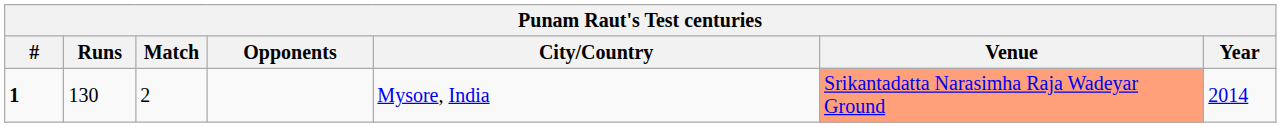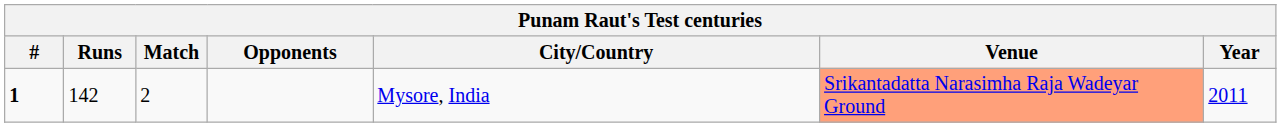(83, 95) 130 -> (83, 95) 142
(1228, 95) 2014 -> (1228, 95) 2011
